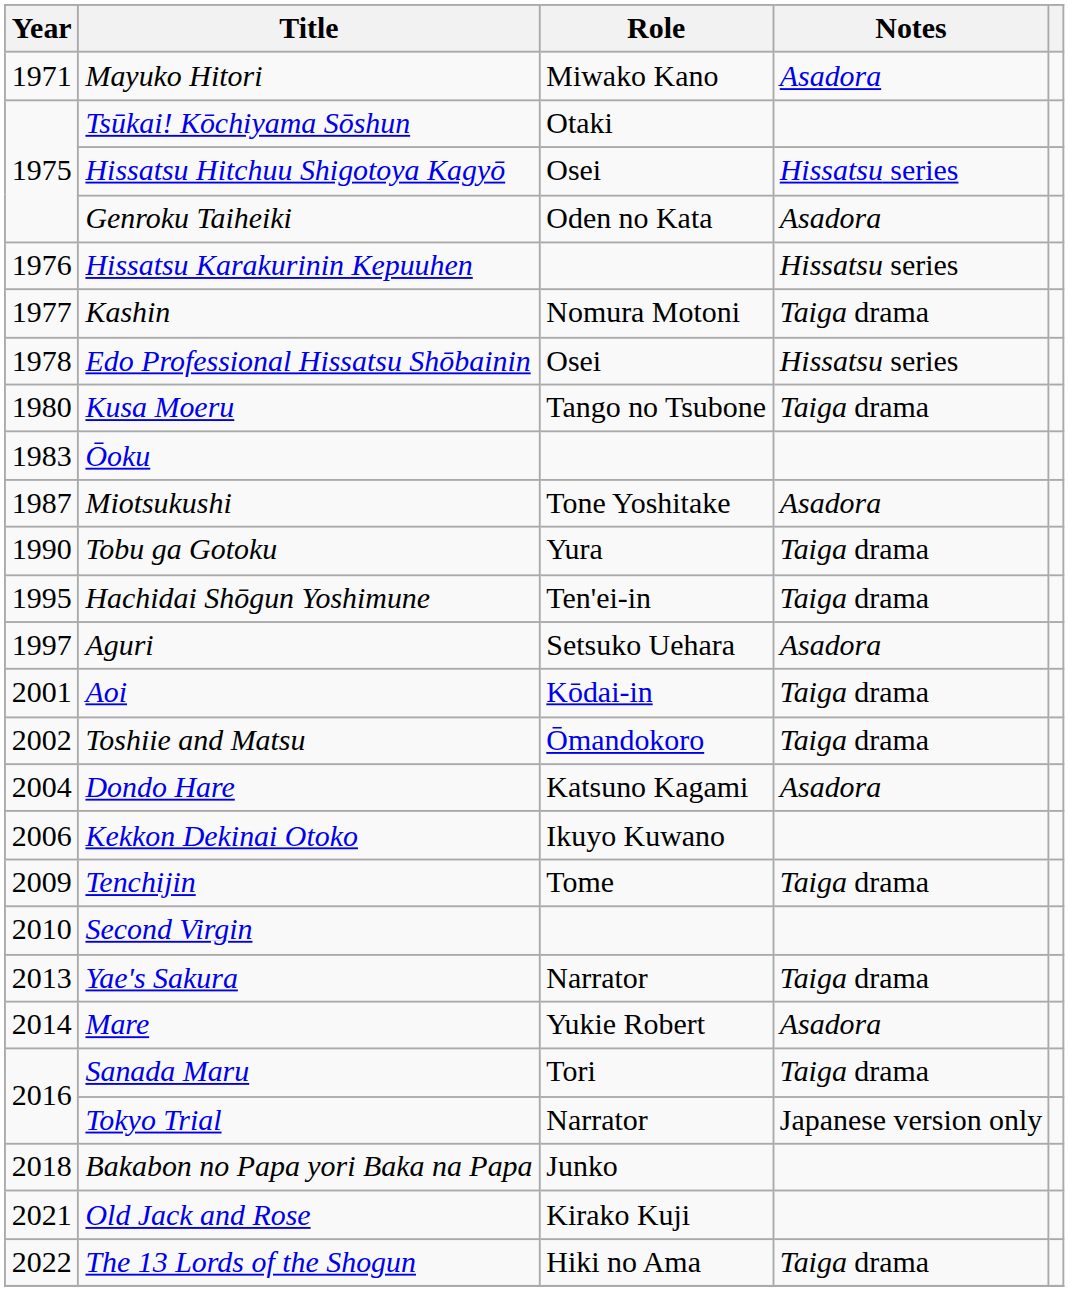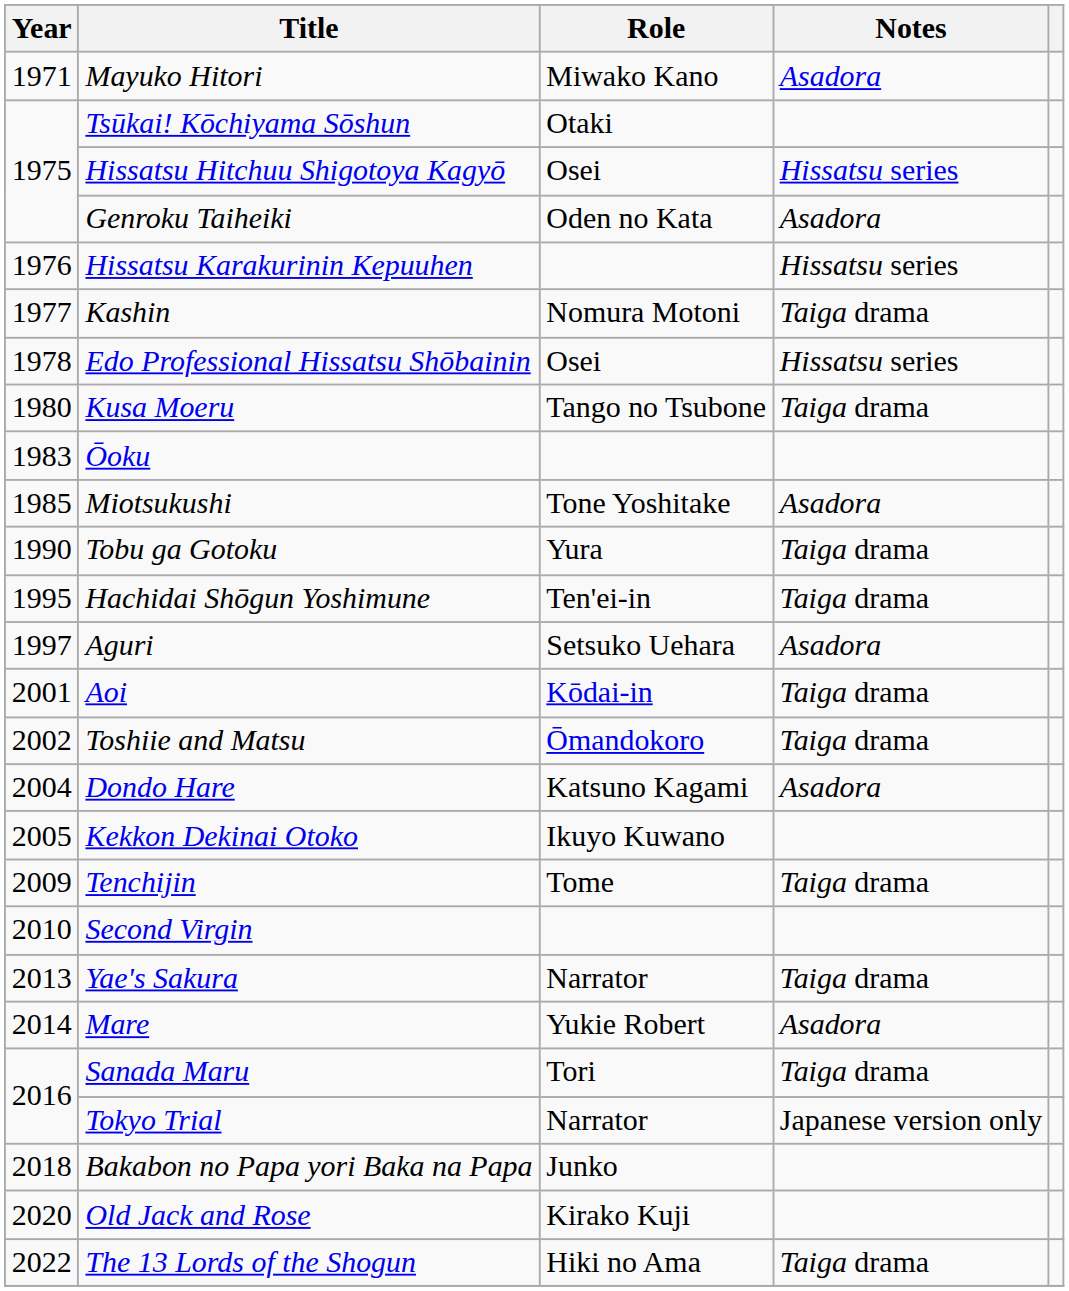(42, 502) 1987 -> (42, 502) 1985
(42, 834) 2006 -> (42, 834) 2005
(42, 1214) 2021 -> (42, 1214) 2020
